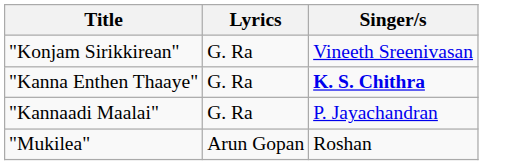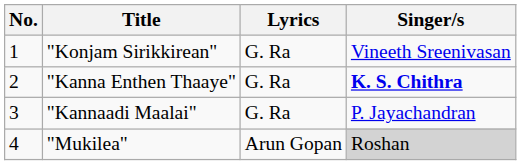+ column: (23, 19)
(342, 143) no background -> (380, 143) lightgrey background
